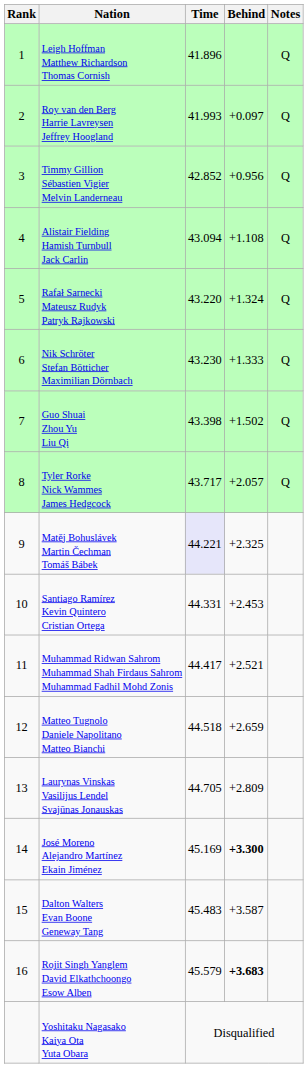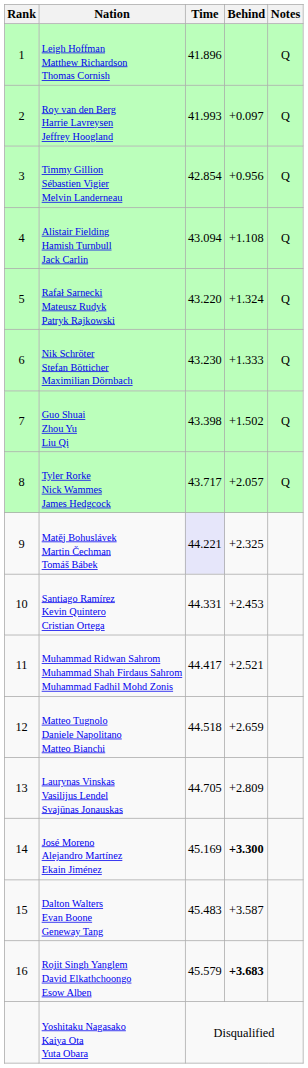(205, 176) 42.852 -> (205, 176) 42.854
